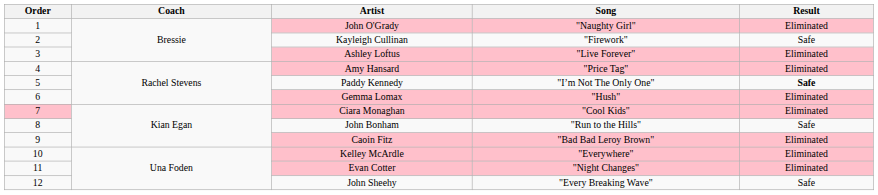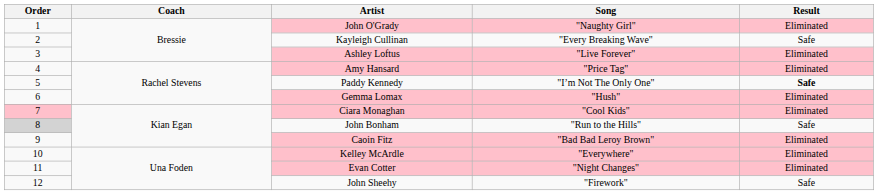(606, 40) "Firework" -> (606, 40) "Every Breaking Wave"
(38, 125) no background -> (38, 125) lightgrey background
(606, 182) "Every Breaking Wave" -> (606, 182) "Firework"
